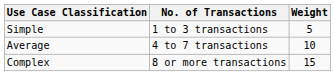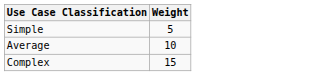- column: (219, 13)
